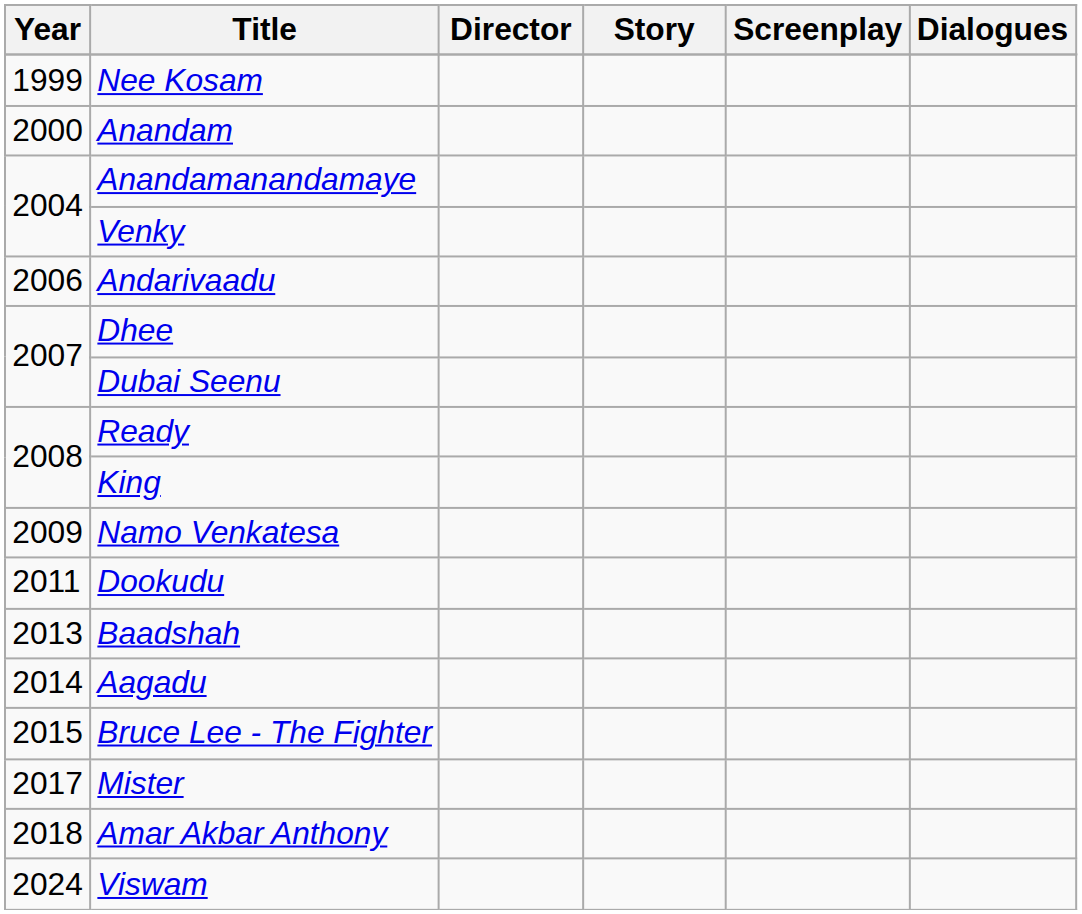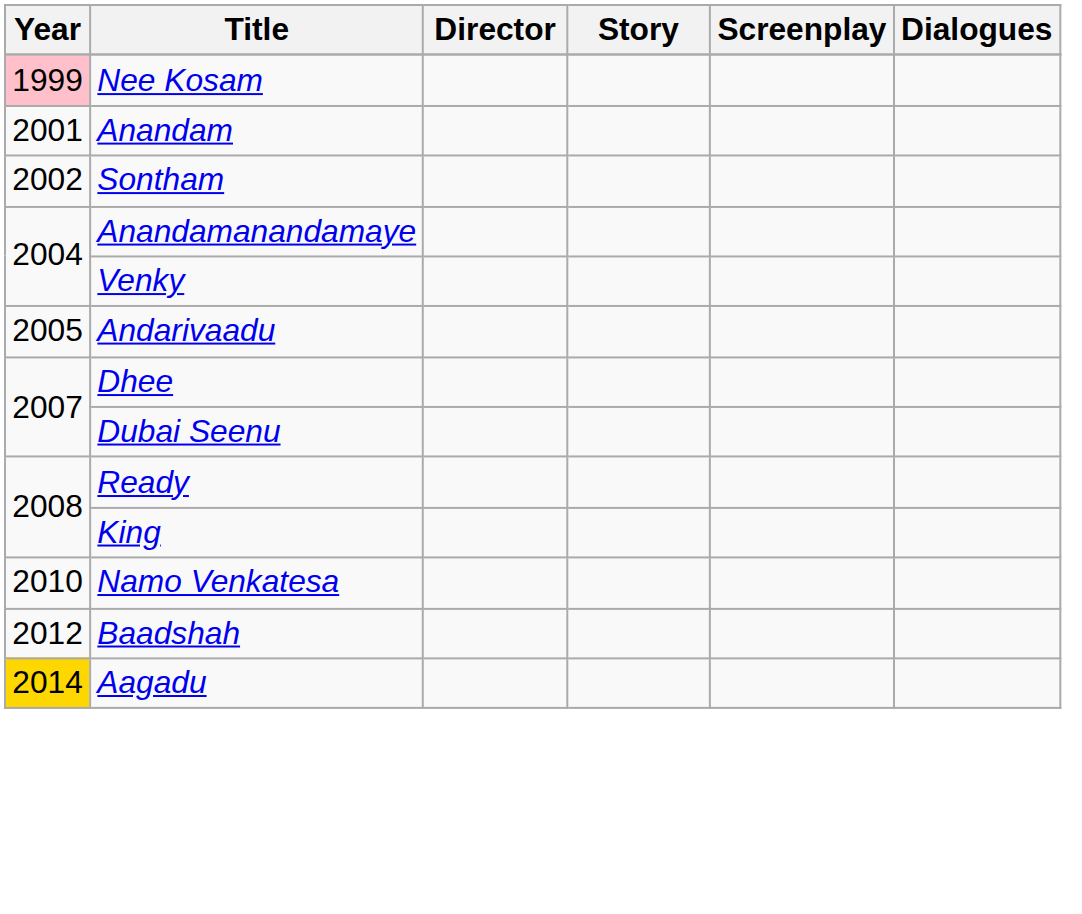(48, 79) no background -> (48, 79) pink background
(48, 130) 2000 -> (48, 130) 2001
+ row: (161, 180)
(48, 280) 2006 -> (48, 331) 2005
(48, 532) 2009 -> (48, 582) 2010
- row: (161, 582)
(48, 632) 2013 -> (48, 632) 2012
(48, 682) no background -> (48, 682) gold background
- row: (265, 733)
- row: (140, 783)
- row: (242, 833)
- row: (153, 883)
